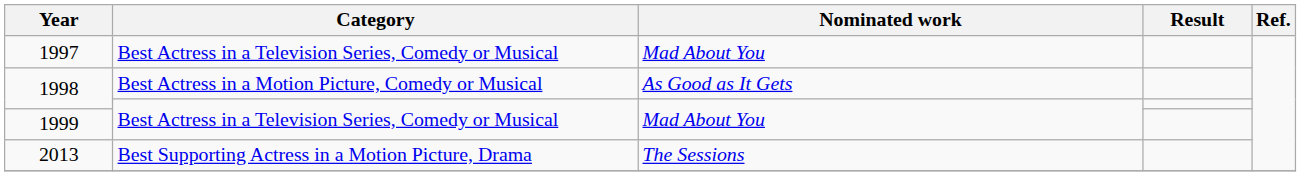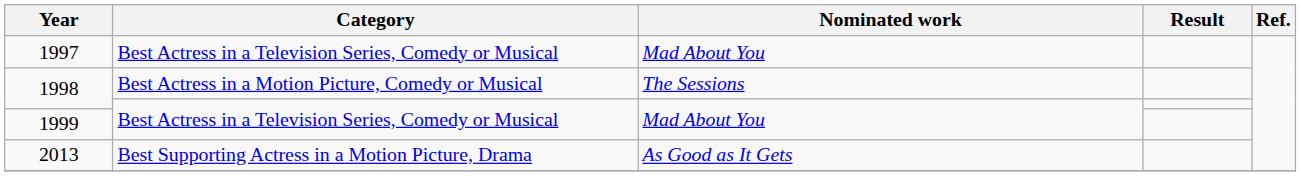(717, 83) As Good as It Gets -> (694, 83) The Sessions
(694, 155) The Sessions -> (717, 155) As Good as It Gets
